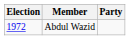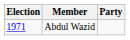(16, 27) 1972 -> (16, 27) 1971
